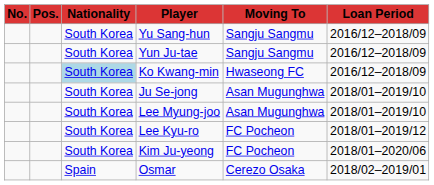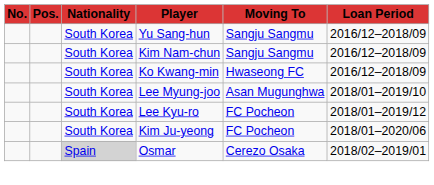+ row: (179, 53)
- row: (168, 53)
(99, 72) lightblue background -> (99, 72) no background
- row: (168, 92)
(80, 170) no background -> (80, 151) lightgrey background
